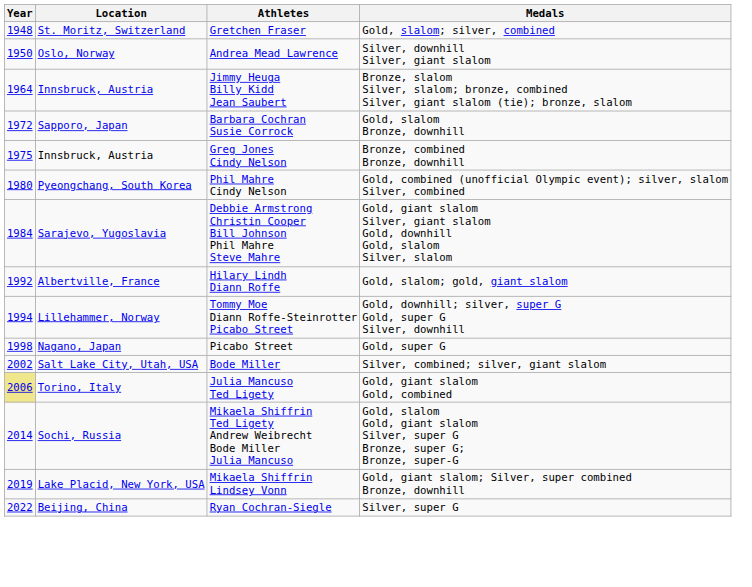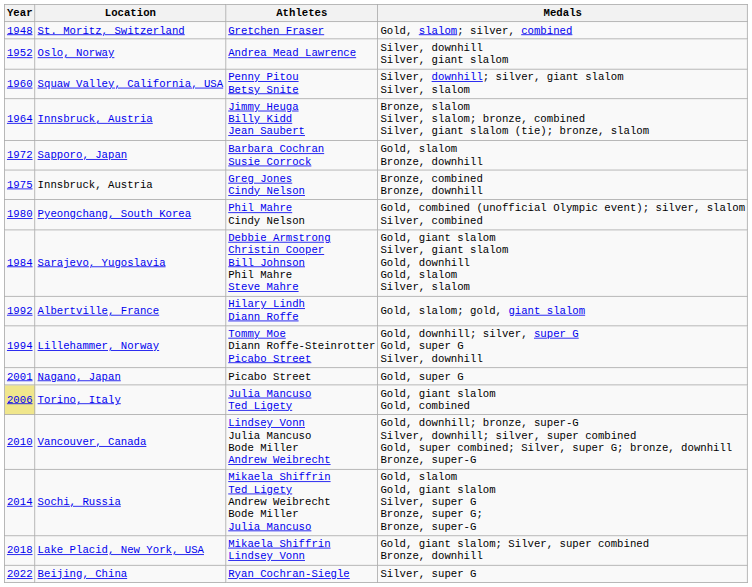(20, 54) 1950 -> (20, 54) 1952
+ row: (263, 84)
(20, 347) 1998 -> (20, 376) 2001
- row: (245, 364)
+ row: (279, 442)
(20, 484) 2019 -> (20, 550) 2018
